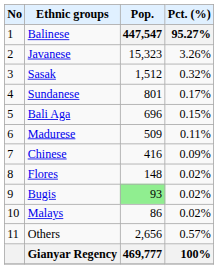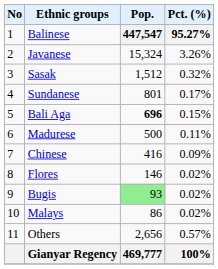(145, 54) 15,323 -> (145, 54) 15,324
(153, 114) normal -> (153, 114) bold
(153, 134) 509 -> (153, 134) 500
(153, 174) 148 -> (153, 174) 146
